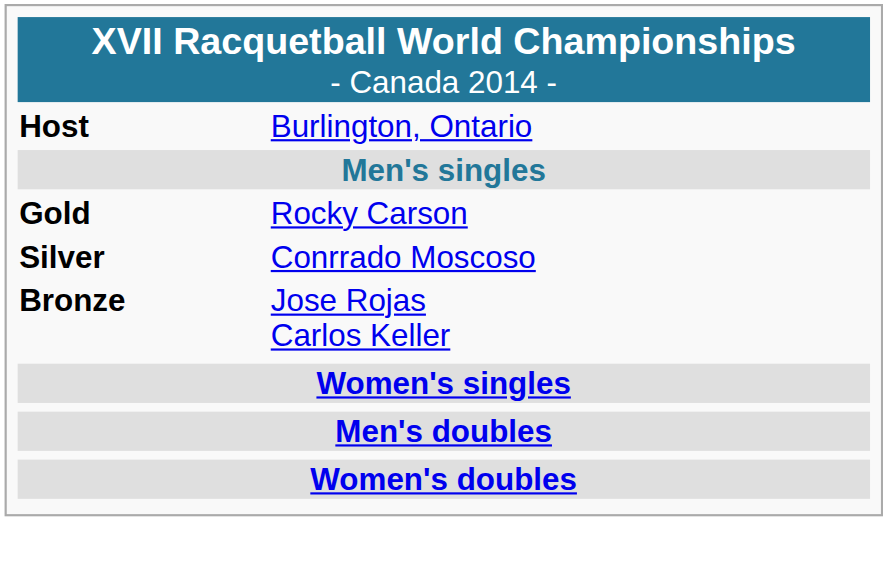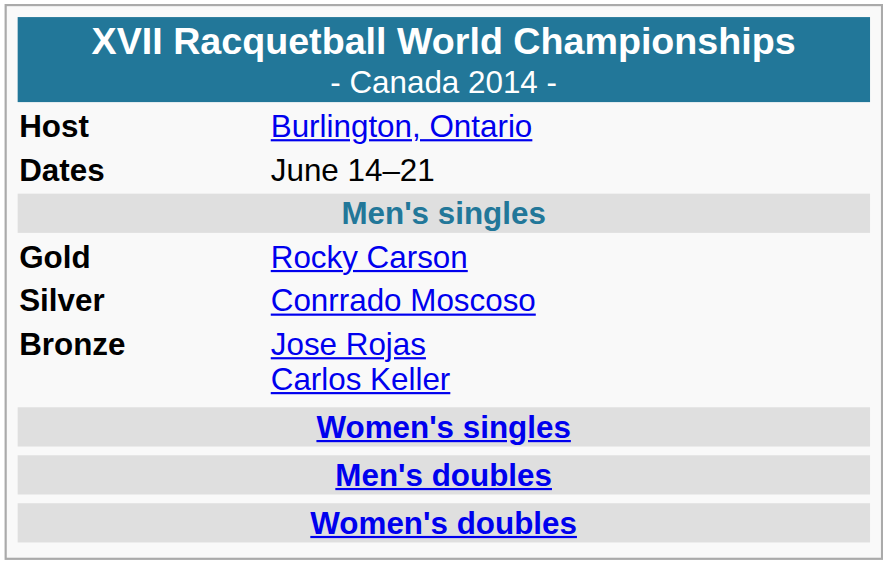+ row: (62, 169)
